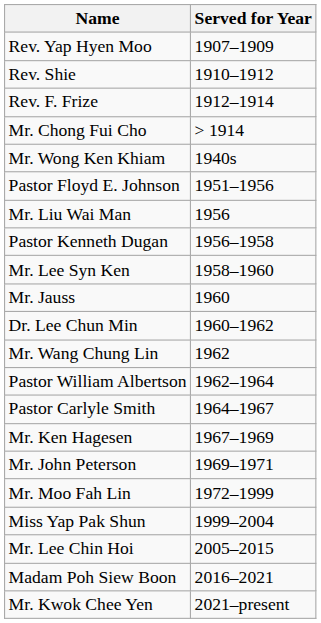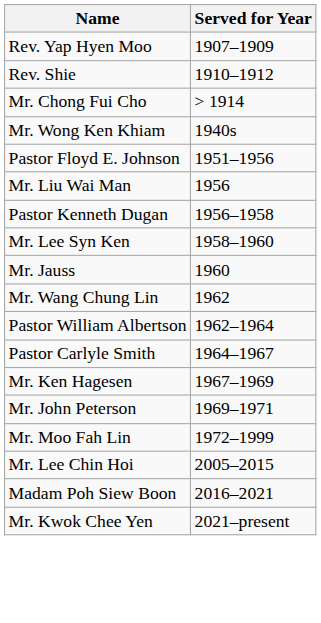- row: (53, 102)
- row: (73, 325)
- row: (77, 520)
